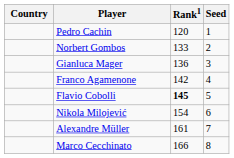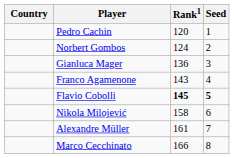(181, 47) 133 -> (181, 47) 124
(181, 80) 142 -> (181, 80) 143
(208, 96) normal -> (208, 96) bold
(181, 112) 154 -> (181, 112) 158
